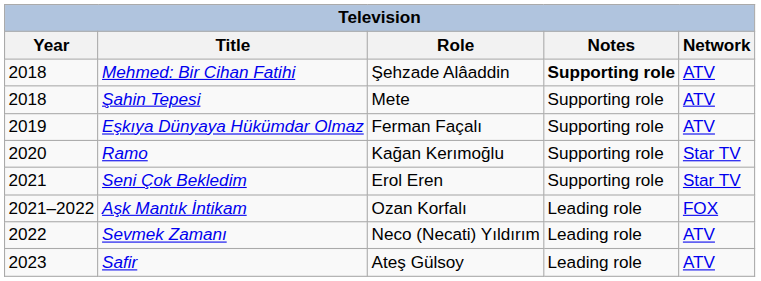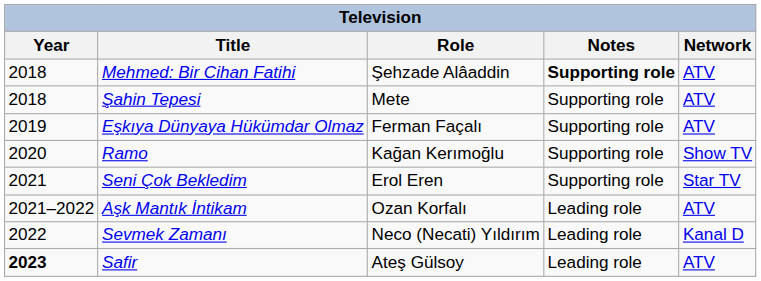(712, 153) Star TV -> (717, 153) Show TV
(701, 208) FOX -> (699, 208) ATV
(699, 235) ATV -> (713, 235) Kanal D
(28, 262) normal -> (28, 262) bold
